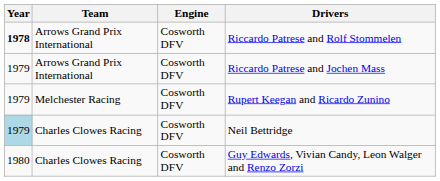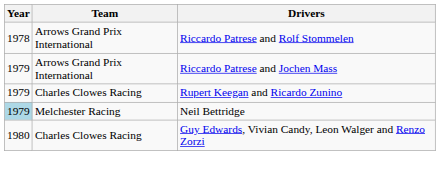- column: (192, 13)
(18, 37) bold -> (18, 37) normal
(78, 99) Melchester Racing -> (88, 93) Charles Clowes Racing
(88, 130) Charles Clowes Racing -> (78, 111) Melchester Racing
